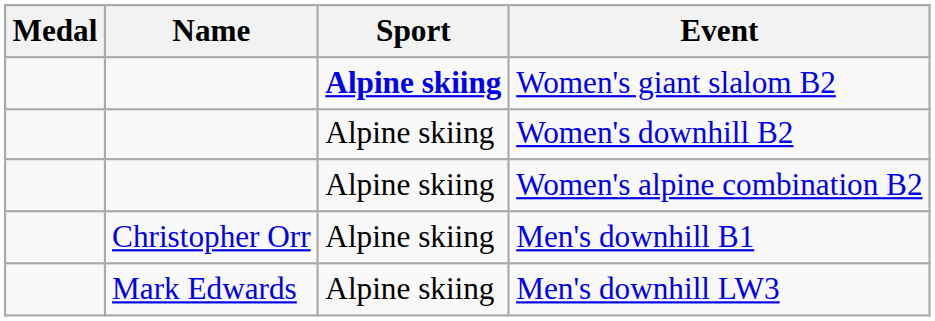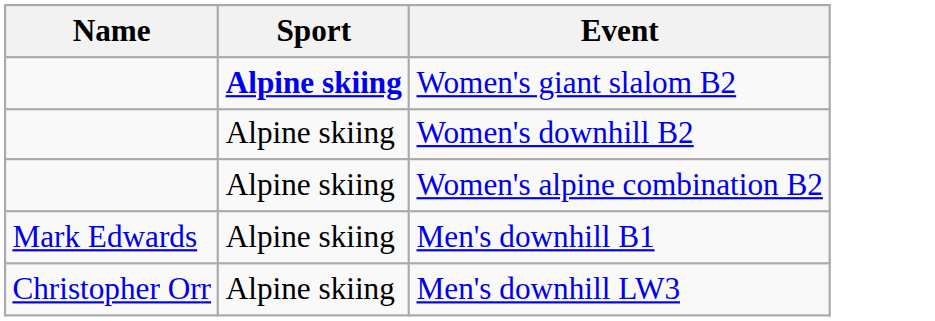- column: (55, 30)
(211, 236) Christopher Orr -> (105, 236) Mark Edwards
(204, 288) Mark Edwards -> (112, 288) Christopher Orr
